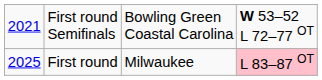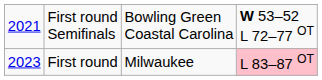(24, 62) 2025 -> (24, 62) 2023
